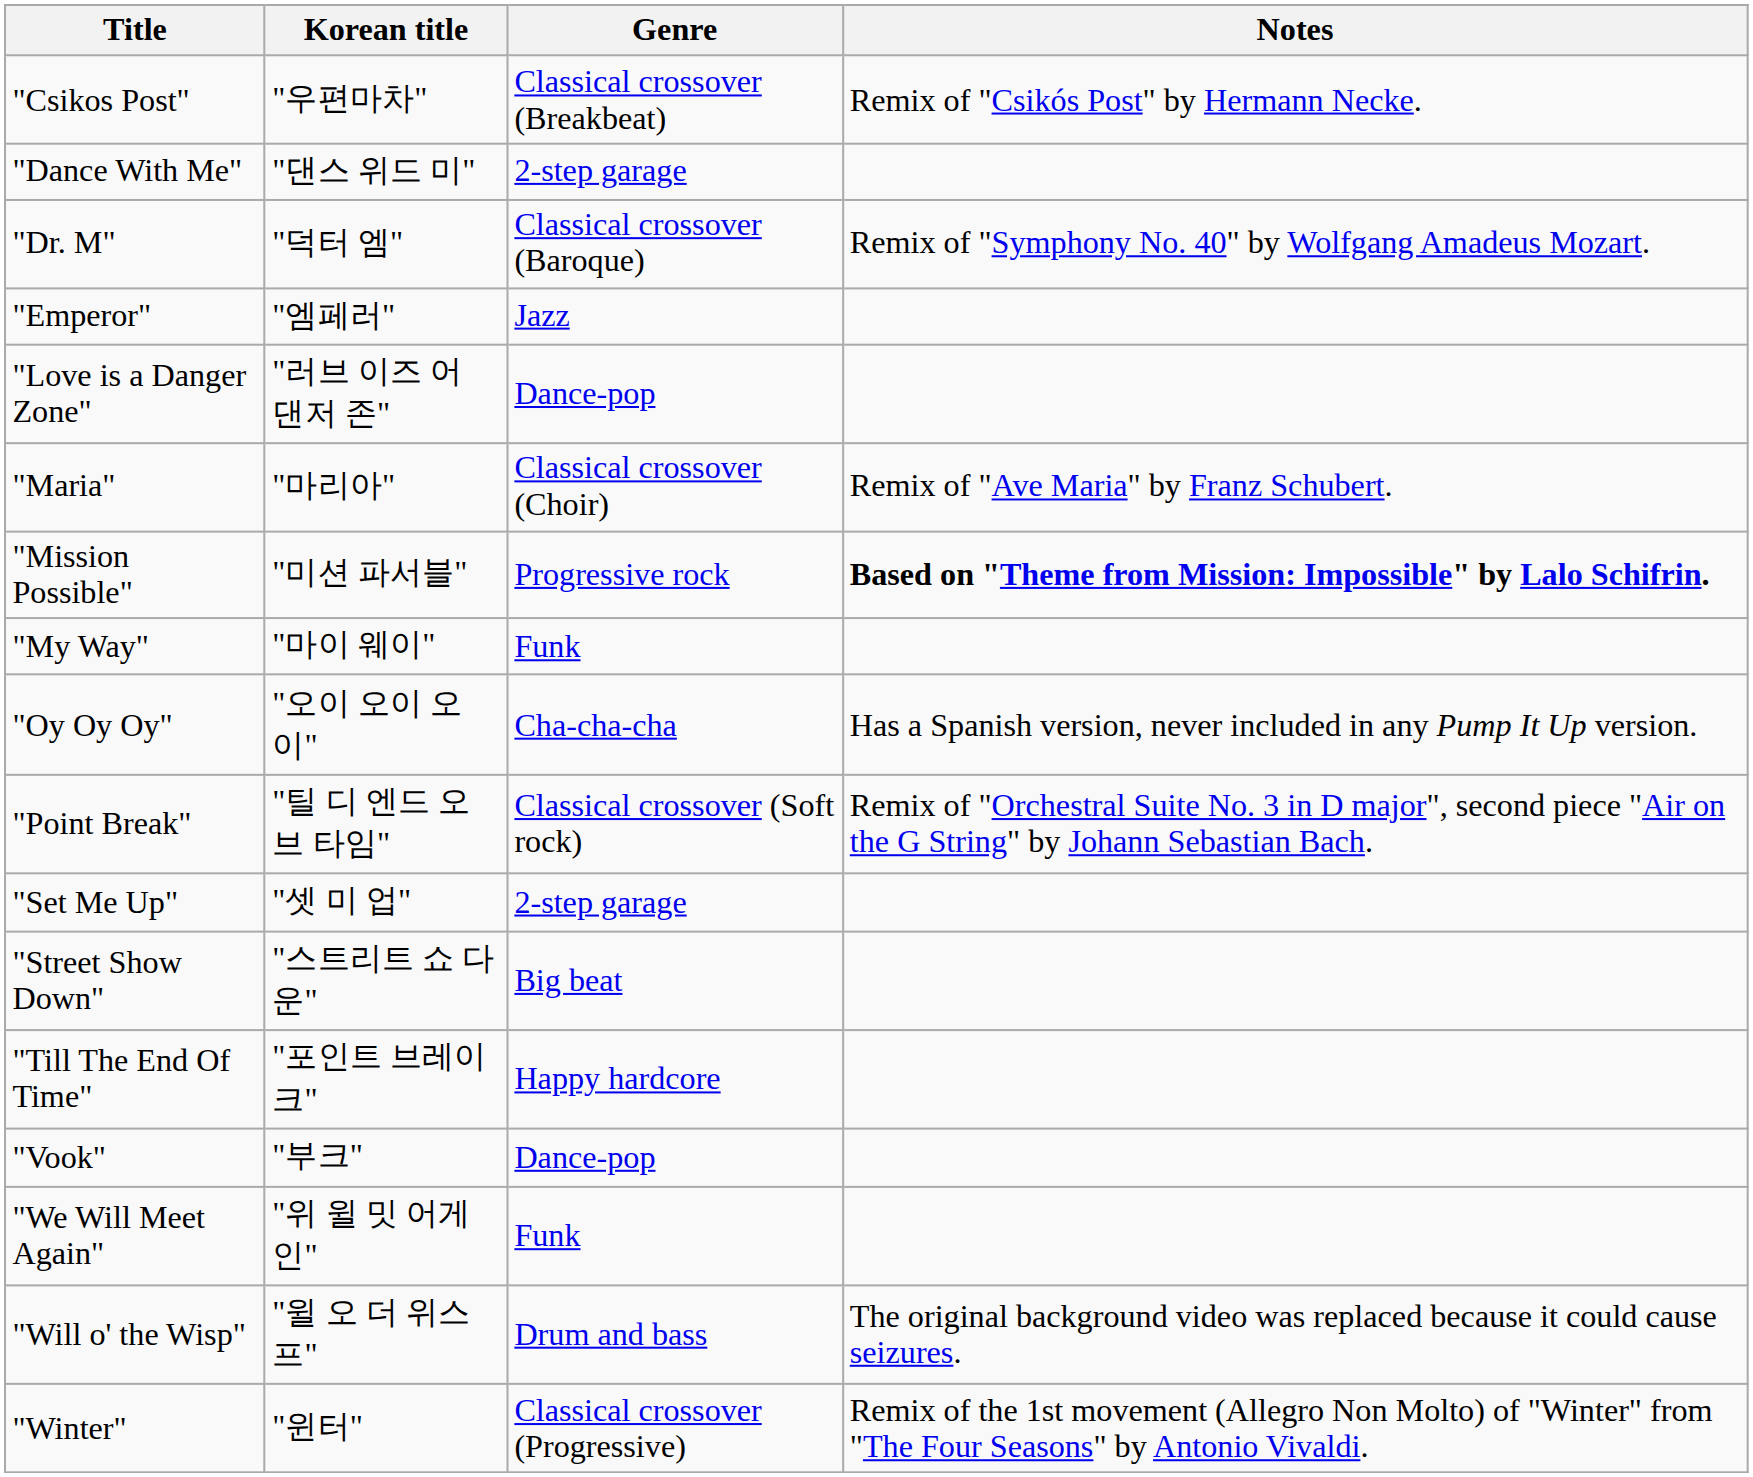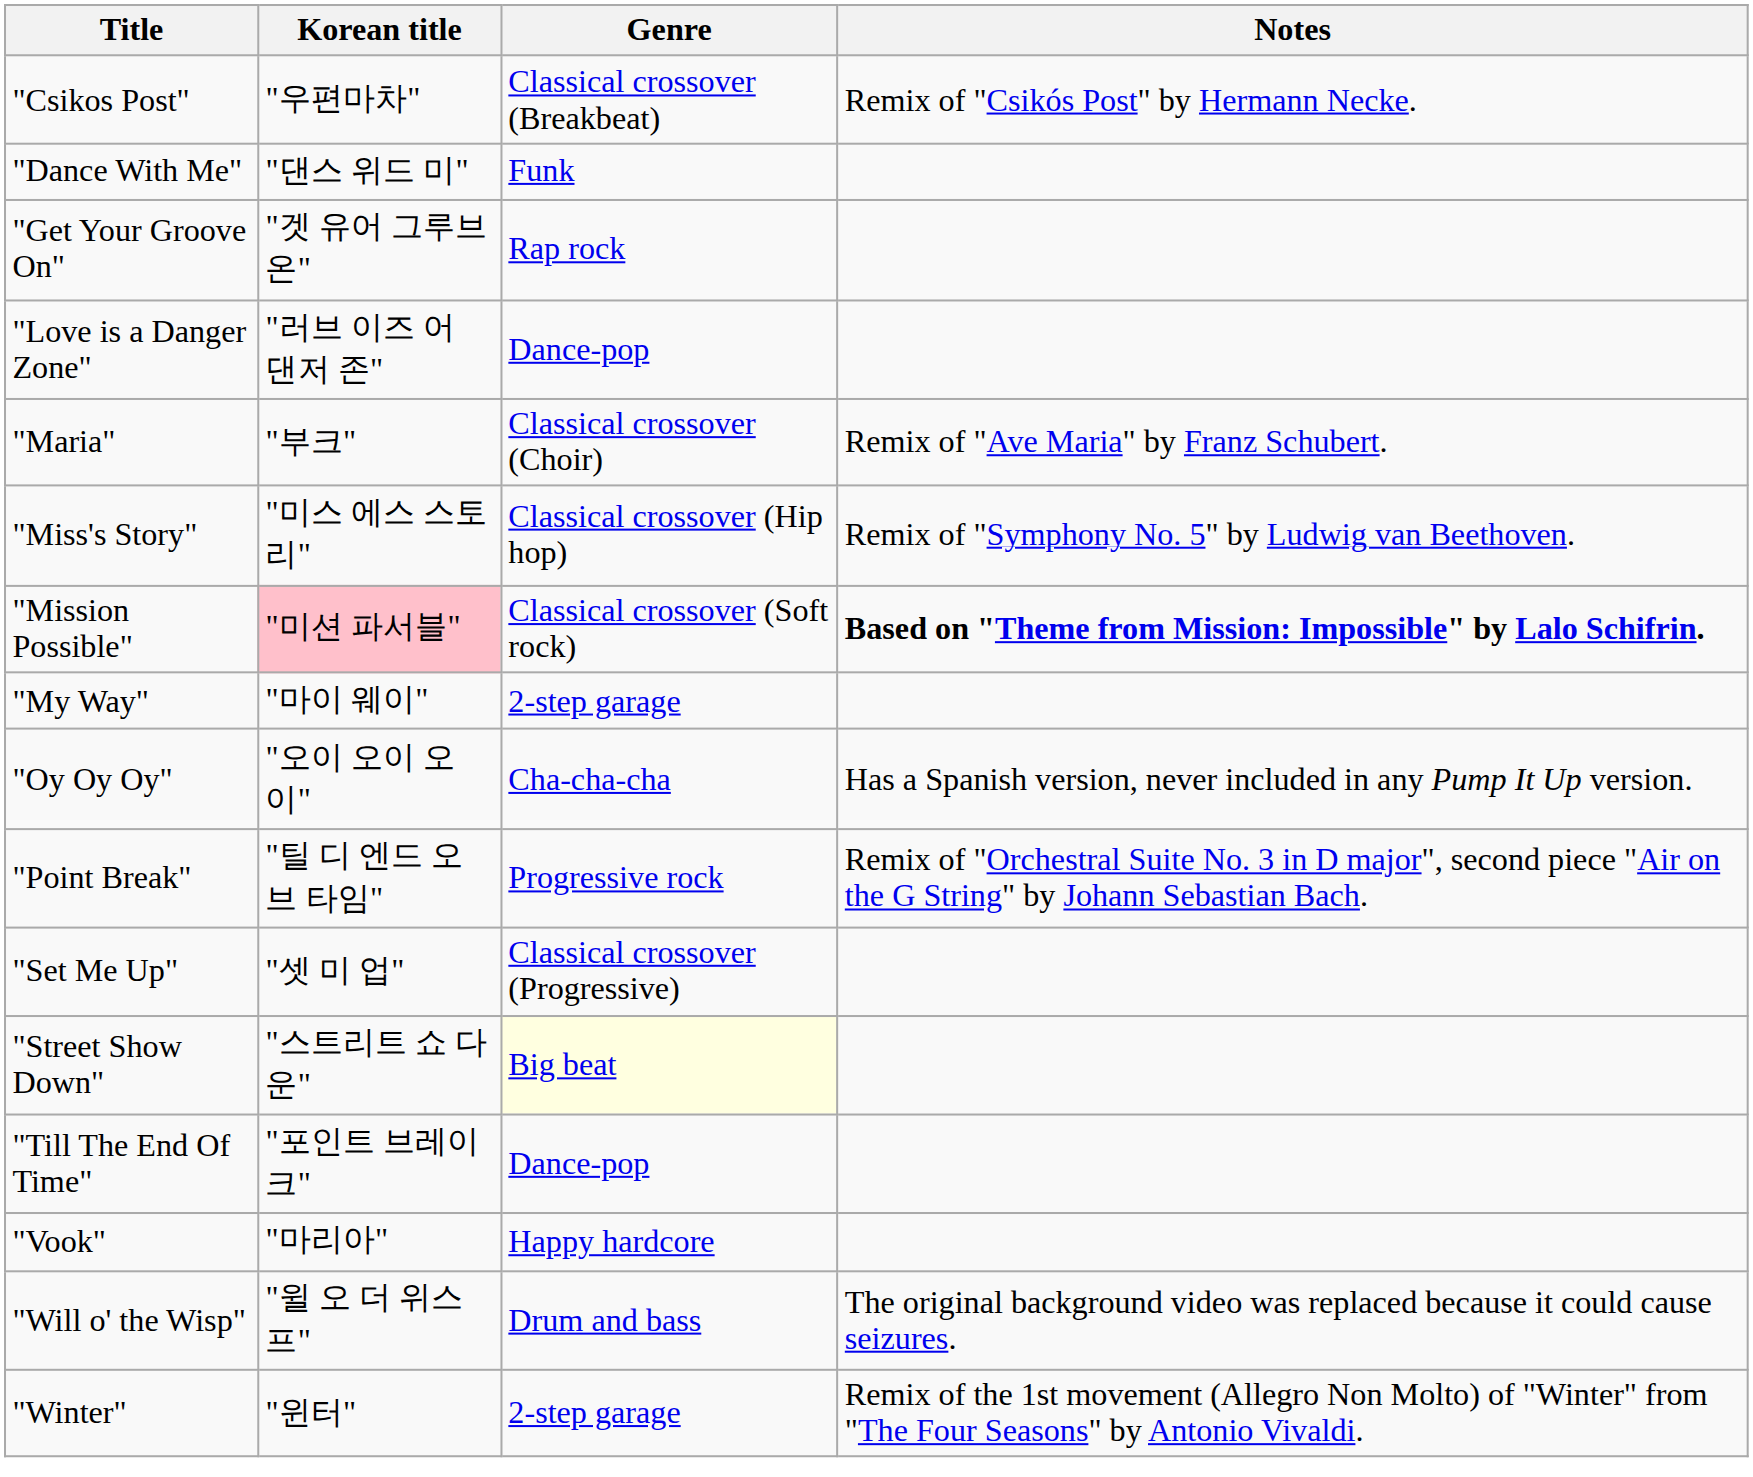(601, 171) 2-step garage -> (541, 171) Funk
- row: (64, 243)
- row: (82, 315)
+ row: (129, 249)
(334, 485) "마리아" -> (311, 440) "부크"
+ row: (105, 535)
(370, 572) no background -> (363, 627) pink background
(622, 573) Progressive rock -> (668, 628) Classical crossover (Soft rock)
(547, 646) Funk -> (595, 700) 2-step garage
(674, 823) Classical crossover (Soft rock) -> (616, 877) Progressive rock
(601, 901) 2-step garage -> (632, 970) Classical crossover (Progressive)
(568, 979) no background -> (562, 1064) lightyellow background
(618, 1078) Happy hardcore -> (579, 1163) Dance-pop
(318, 1156) "부크" -> (327, 1240) "마리아"
(585, 1157) Dance-pop -> (611, 1241) Happy hardcore
- row: (109, 1235)
(638, 1427) Classical crossover (Progressive) -> (595, 1412) 2-step garage
